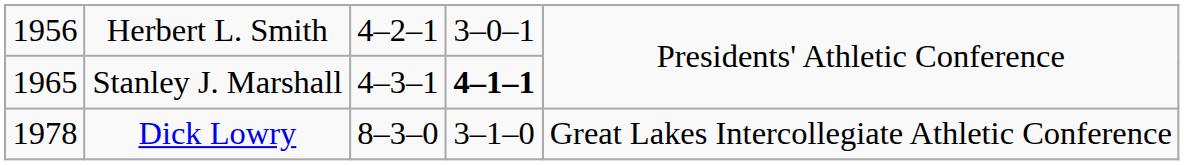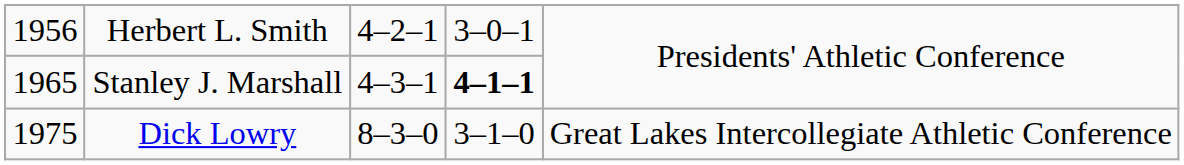(45, 133) 1978 -> (45, 133) 1975
